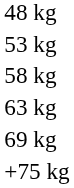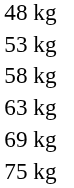+ row: (30, 171)
- row: (37, 171)
